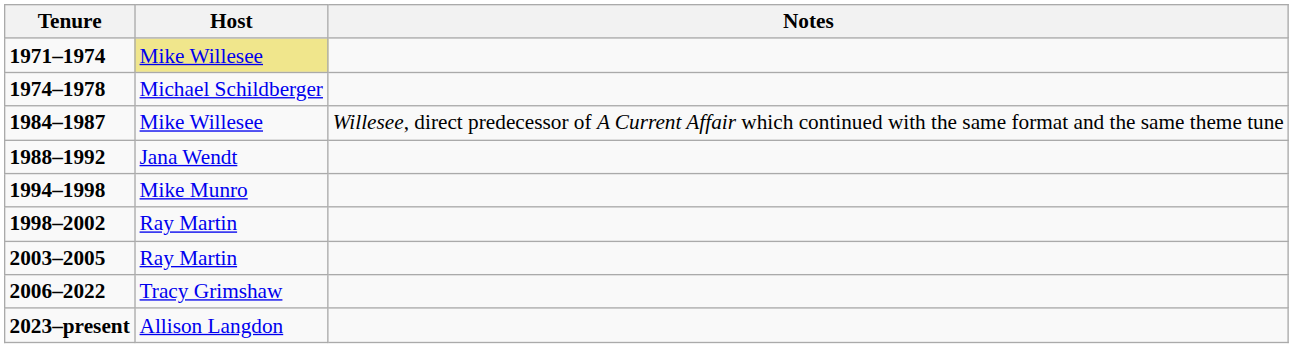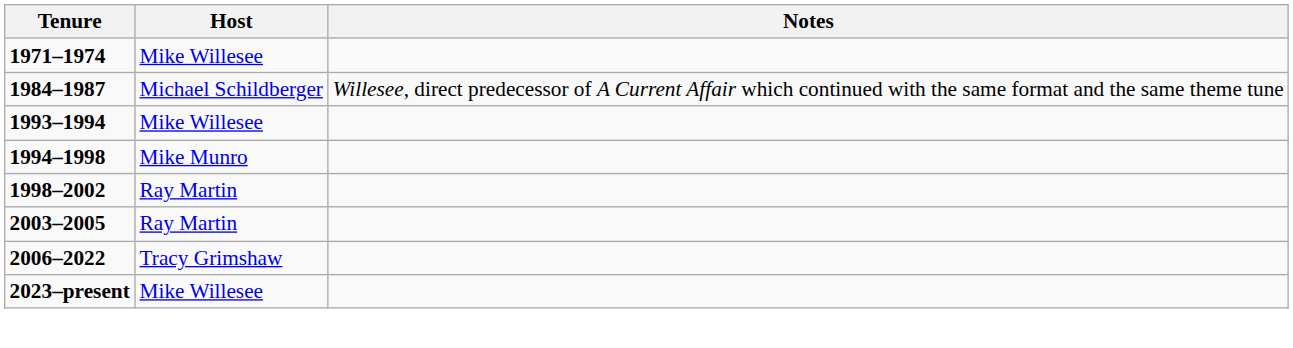(201, 55) khaki background -> (201, 55) no background
- row: (57, 88)
(201, 122) Mike Willesee -> (231, 88) Michael Schildberger
- row: (57, 156)
+ row: (57, 122)
(211, 325) Allison Langdon -> (201, 291) Mike Willesee
